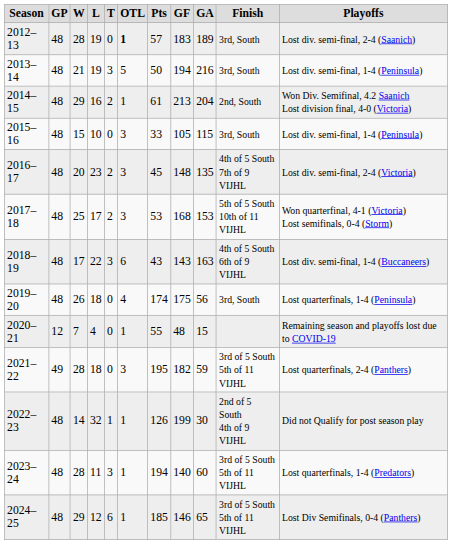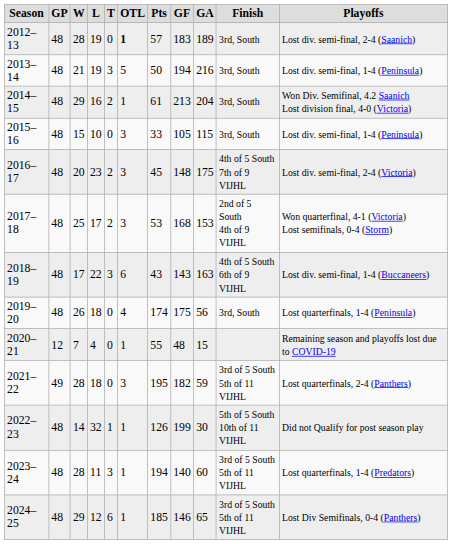(240, 102) 2nd, South -> (239, 102) 3rd, South
(205, 172) 135 -> (205, 172) 175
(247, 217) 5th of 5 South 10th of 11 VIJHL -> (235, 224) 2nd of 5 South 4th of 9 VIJHL
(235, 421) 2nd of 5 South 4th of 9 VIJHL -> (247, 428) 5th of 5 South 10th of 11 VIJHL
